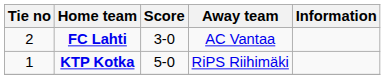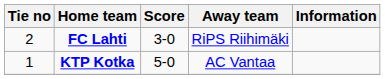(240, 39) AC Vantaa -> (240, 39) RiPS Riihimäki
(240, 62) RiPS Riihimäki -> (240, 62) AC Vantaa
